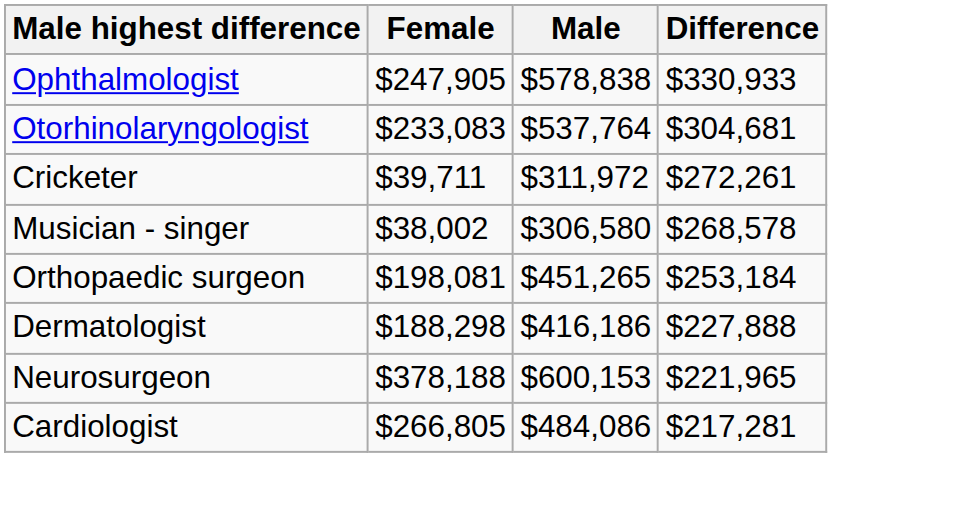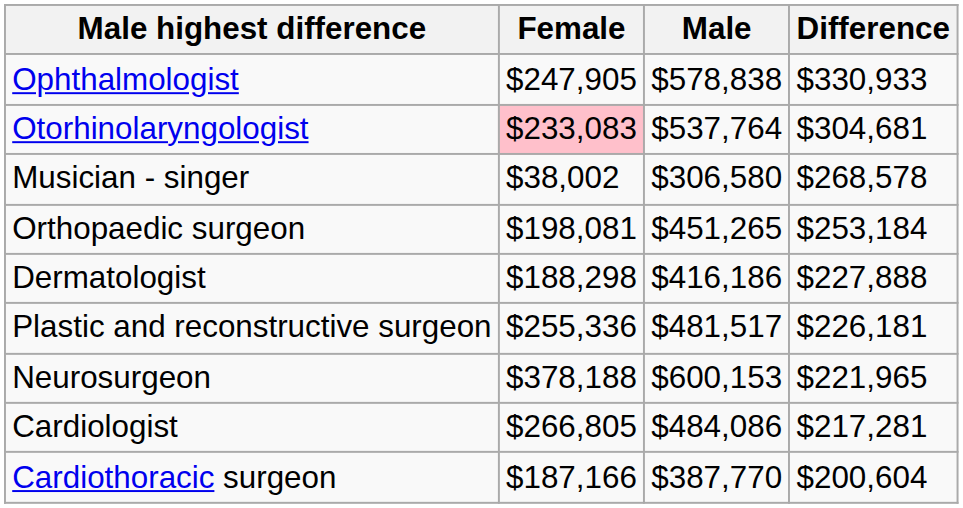(441, 128) no background -> (571, 128) pink background
- row: (75, 178)
+ row: (252, 327)
+ row: (174, 476)
